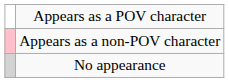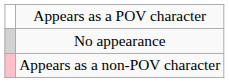rows swapped: (120, 41) <-> (120, 65)
